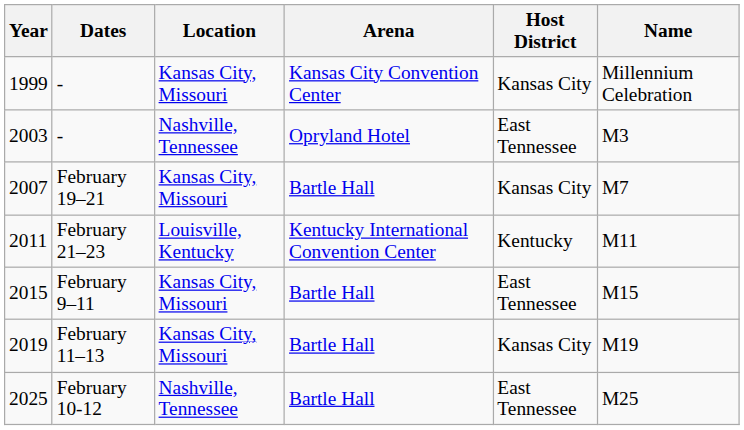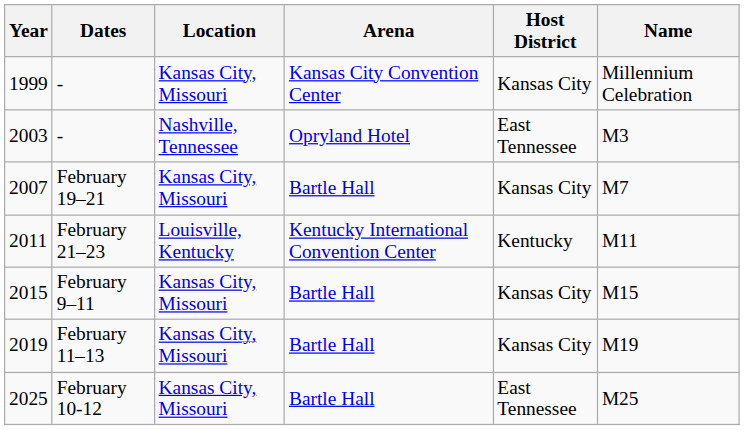(537, 293) East Tennessee -> (544, 293) Kansas City
(198, 398) Nashville, Tennessee -> (207, 398) Kansas City, Missouri
